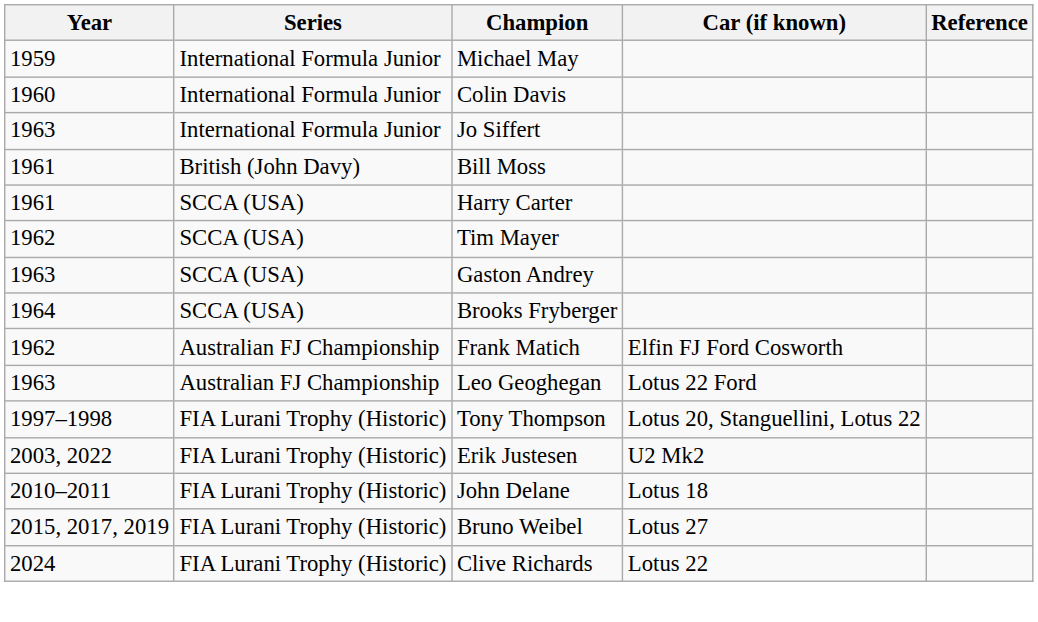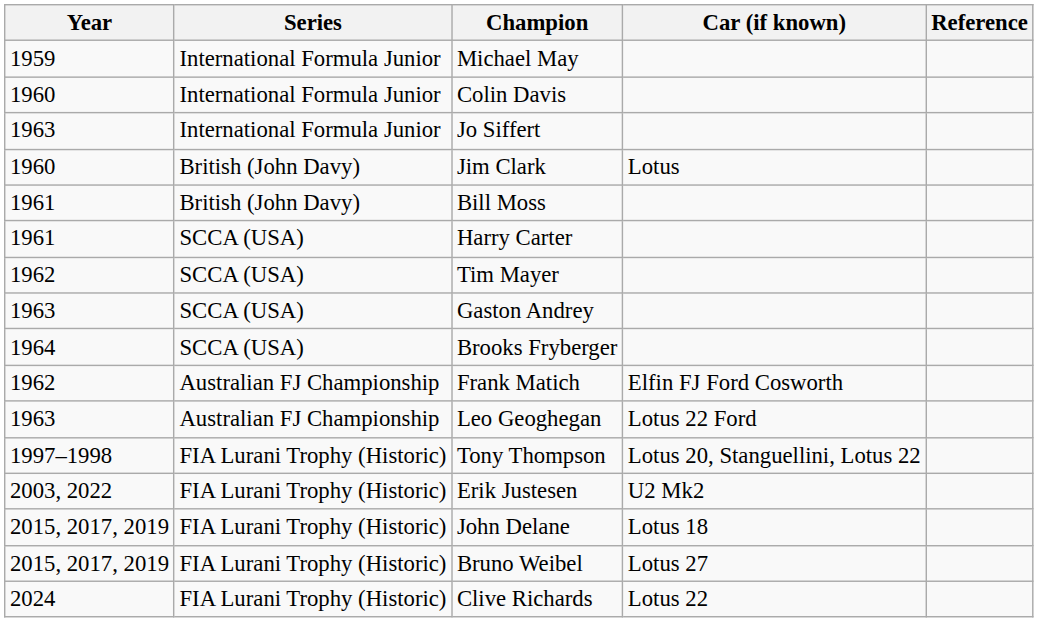+ row: (501, 166)
(61, 490) 2010–2011 -> (89, 526) 2015, 2017, 2019
